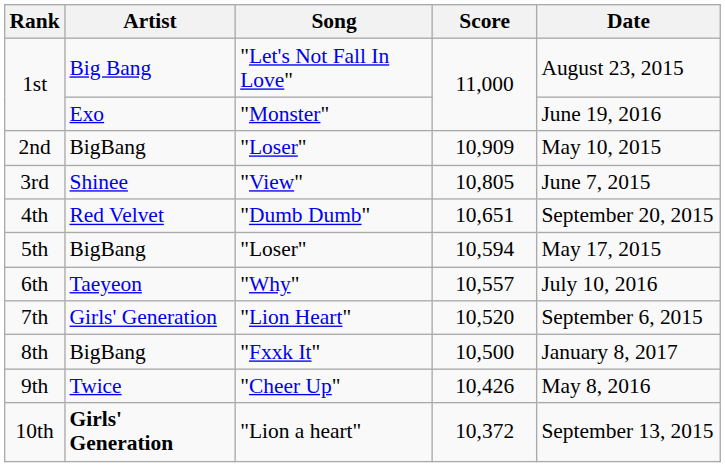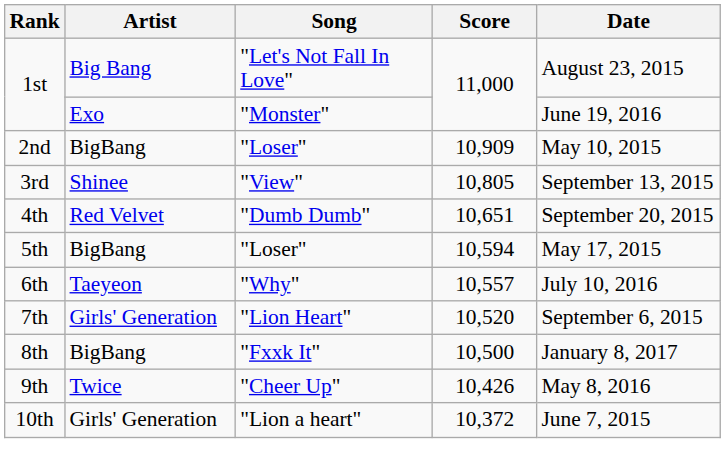(596, 181) June 7, 2015 -> (627, 181) September 13, 2015
(121, 431) bold -> (143, 419) normal
(627, 431) September 13, 2015 -> (596, 419) June 7, 2015
